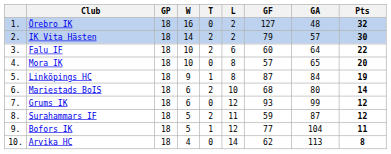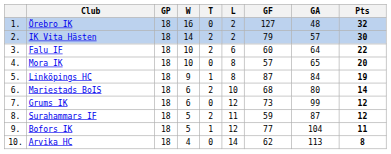(268, 103) 93 -> (268, 103) 73
